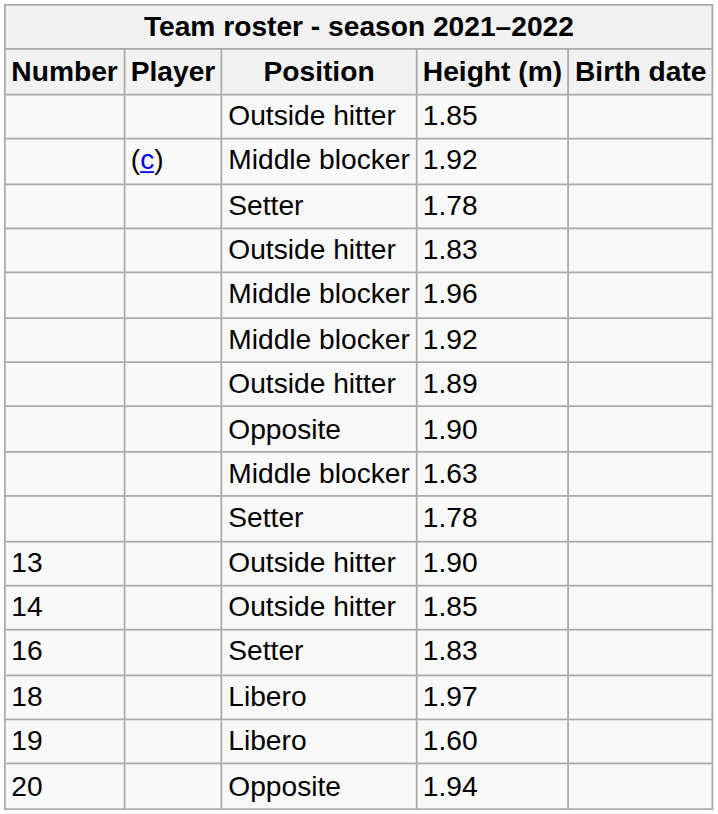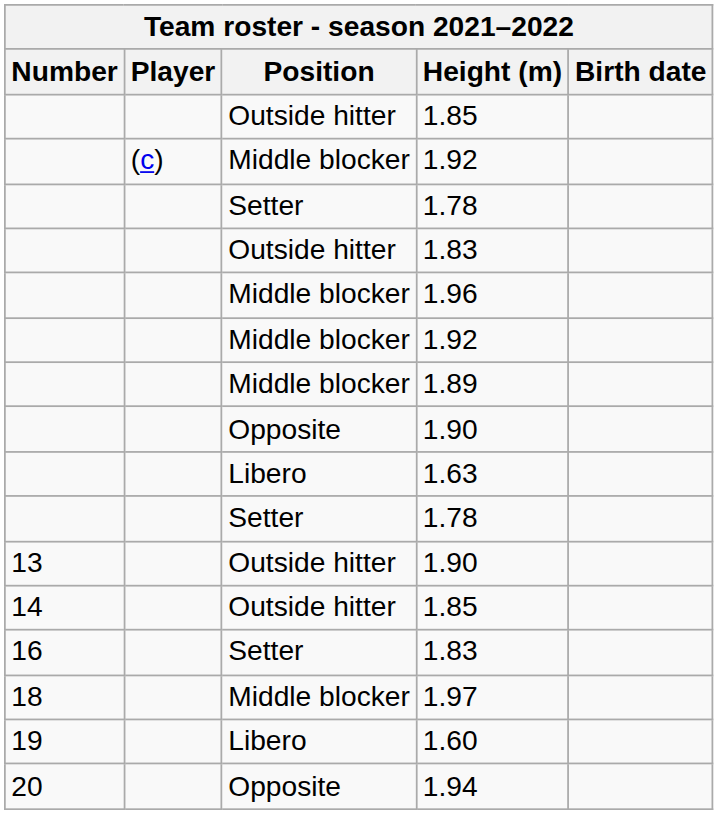(312, 384) Outside hitter -> (319, 384) Middle blocker
(319, 473) Middle blocker -> (267, 473) Libero
(267, 696) Libero -> (319, 696) Middle blocker
